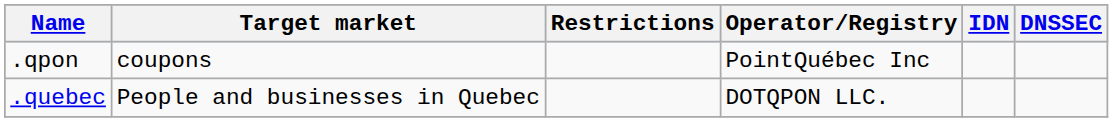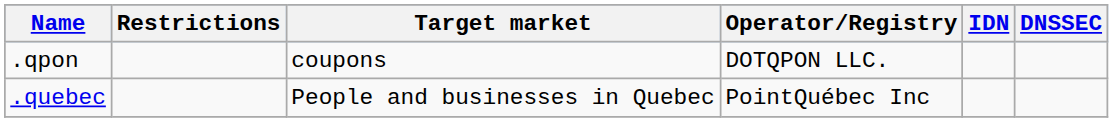columns swapped: (328, 23) <-> (633, 23)
(828, 60) PointQuébec Inc -> (807, 60) DOTQPON LLC.
(807, 98) DOTQPON LLC. -> (828, 98) PointQuébec Inc
